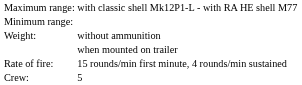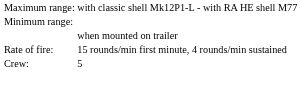- row: (20, 36)
